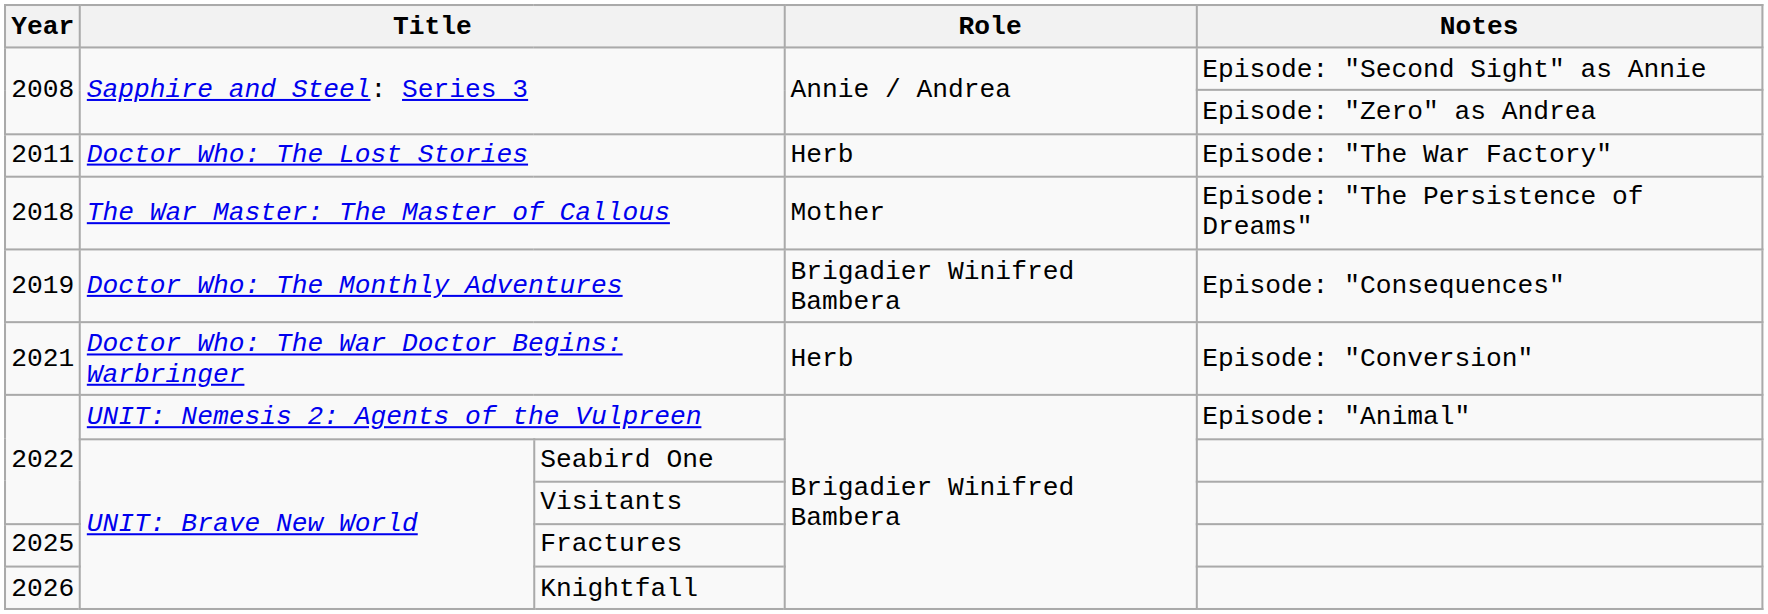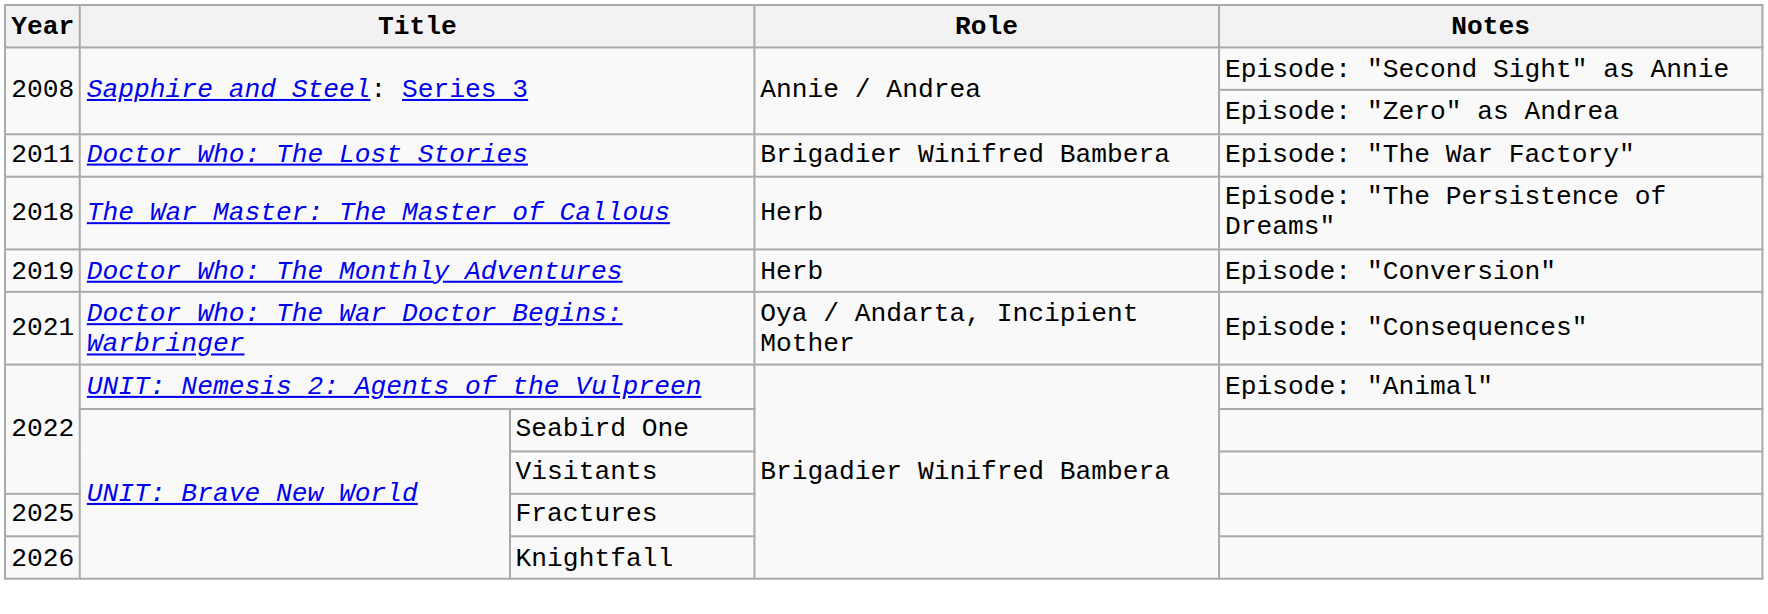(822, 155) Herb -> (965, 155) Brigadier Winifred Bambera
(838, 213) Mother -> (792, 213) Herb
(932, 286) Brigadier Winifred Bambera -> (792, 271) Herb
(1384, 286) Episode: "Consequences" -> (1391, 271) Episode: "Conversion"
(822, 359) Herb -> (949, 329) Oya / Andarta, Incipient Mother
(1368, 359) Episode: "Conversion" -> (1406, 329) Episode: "Consequences"
